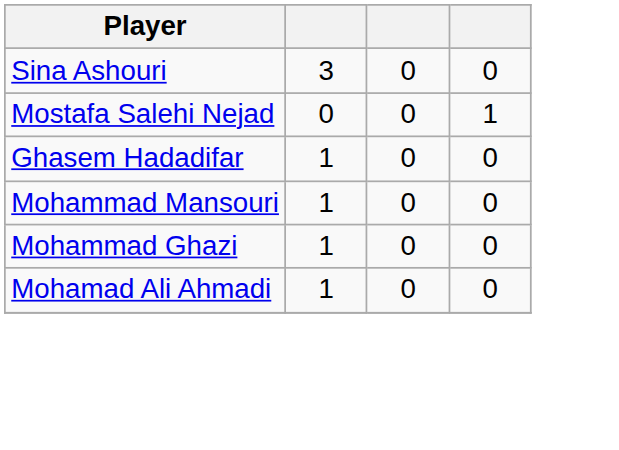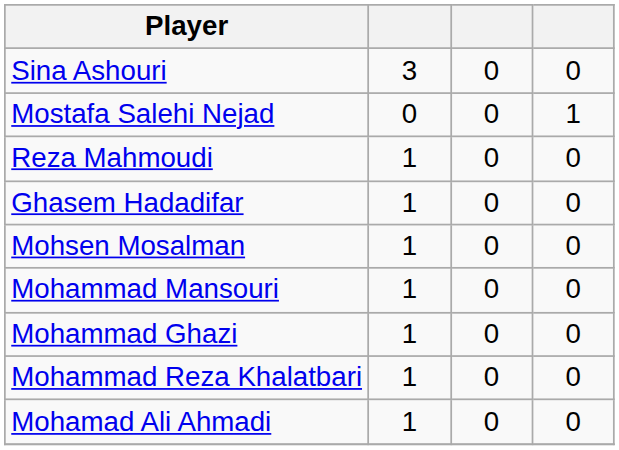+ row: (112, 158)
+ row: (128, 245)
+ row: (187, 377)
